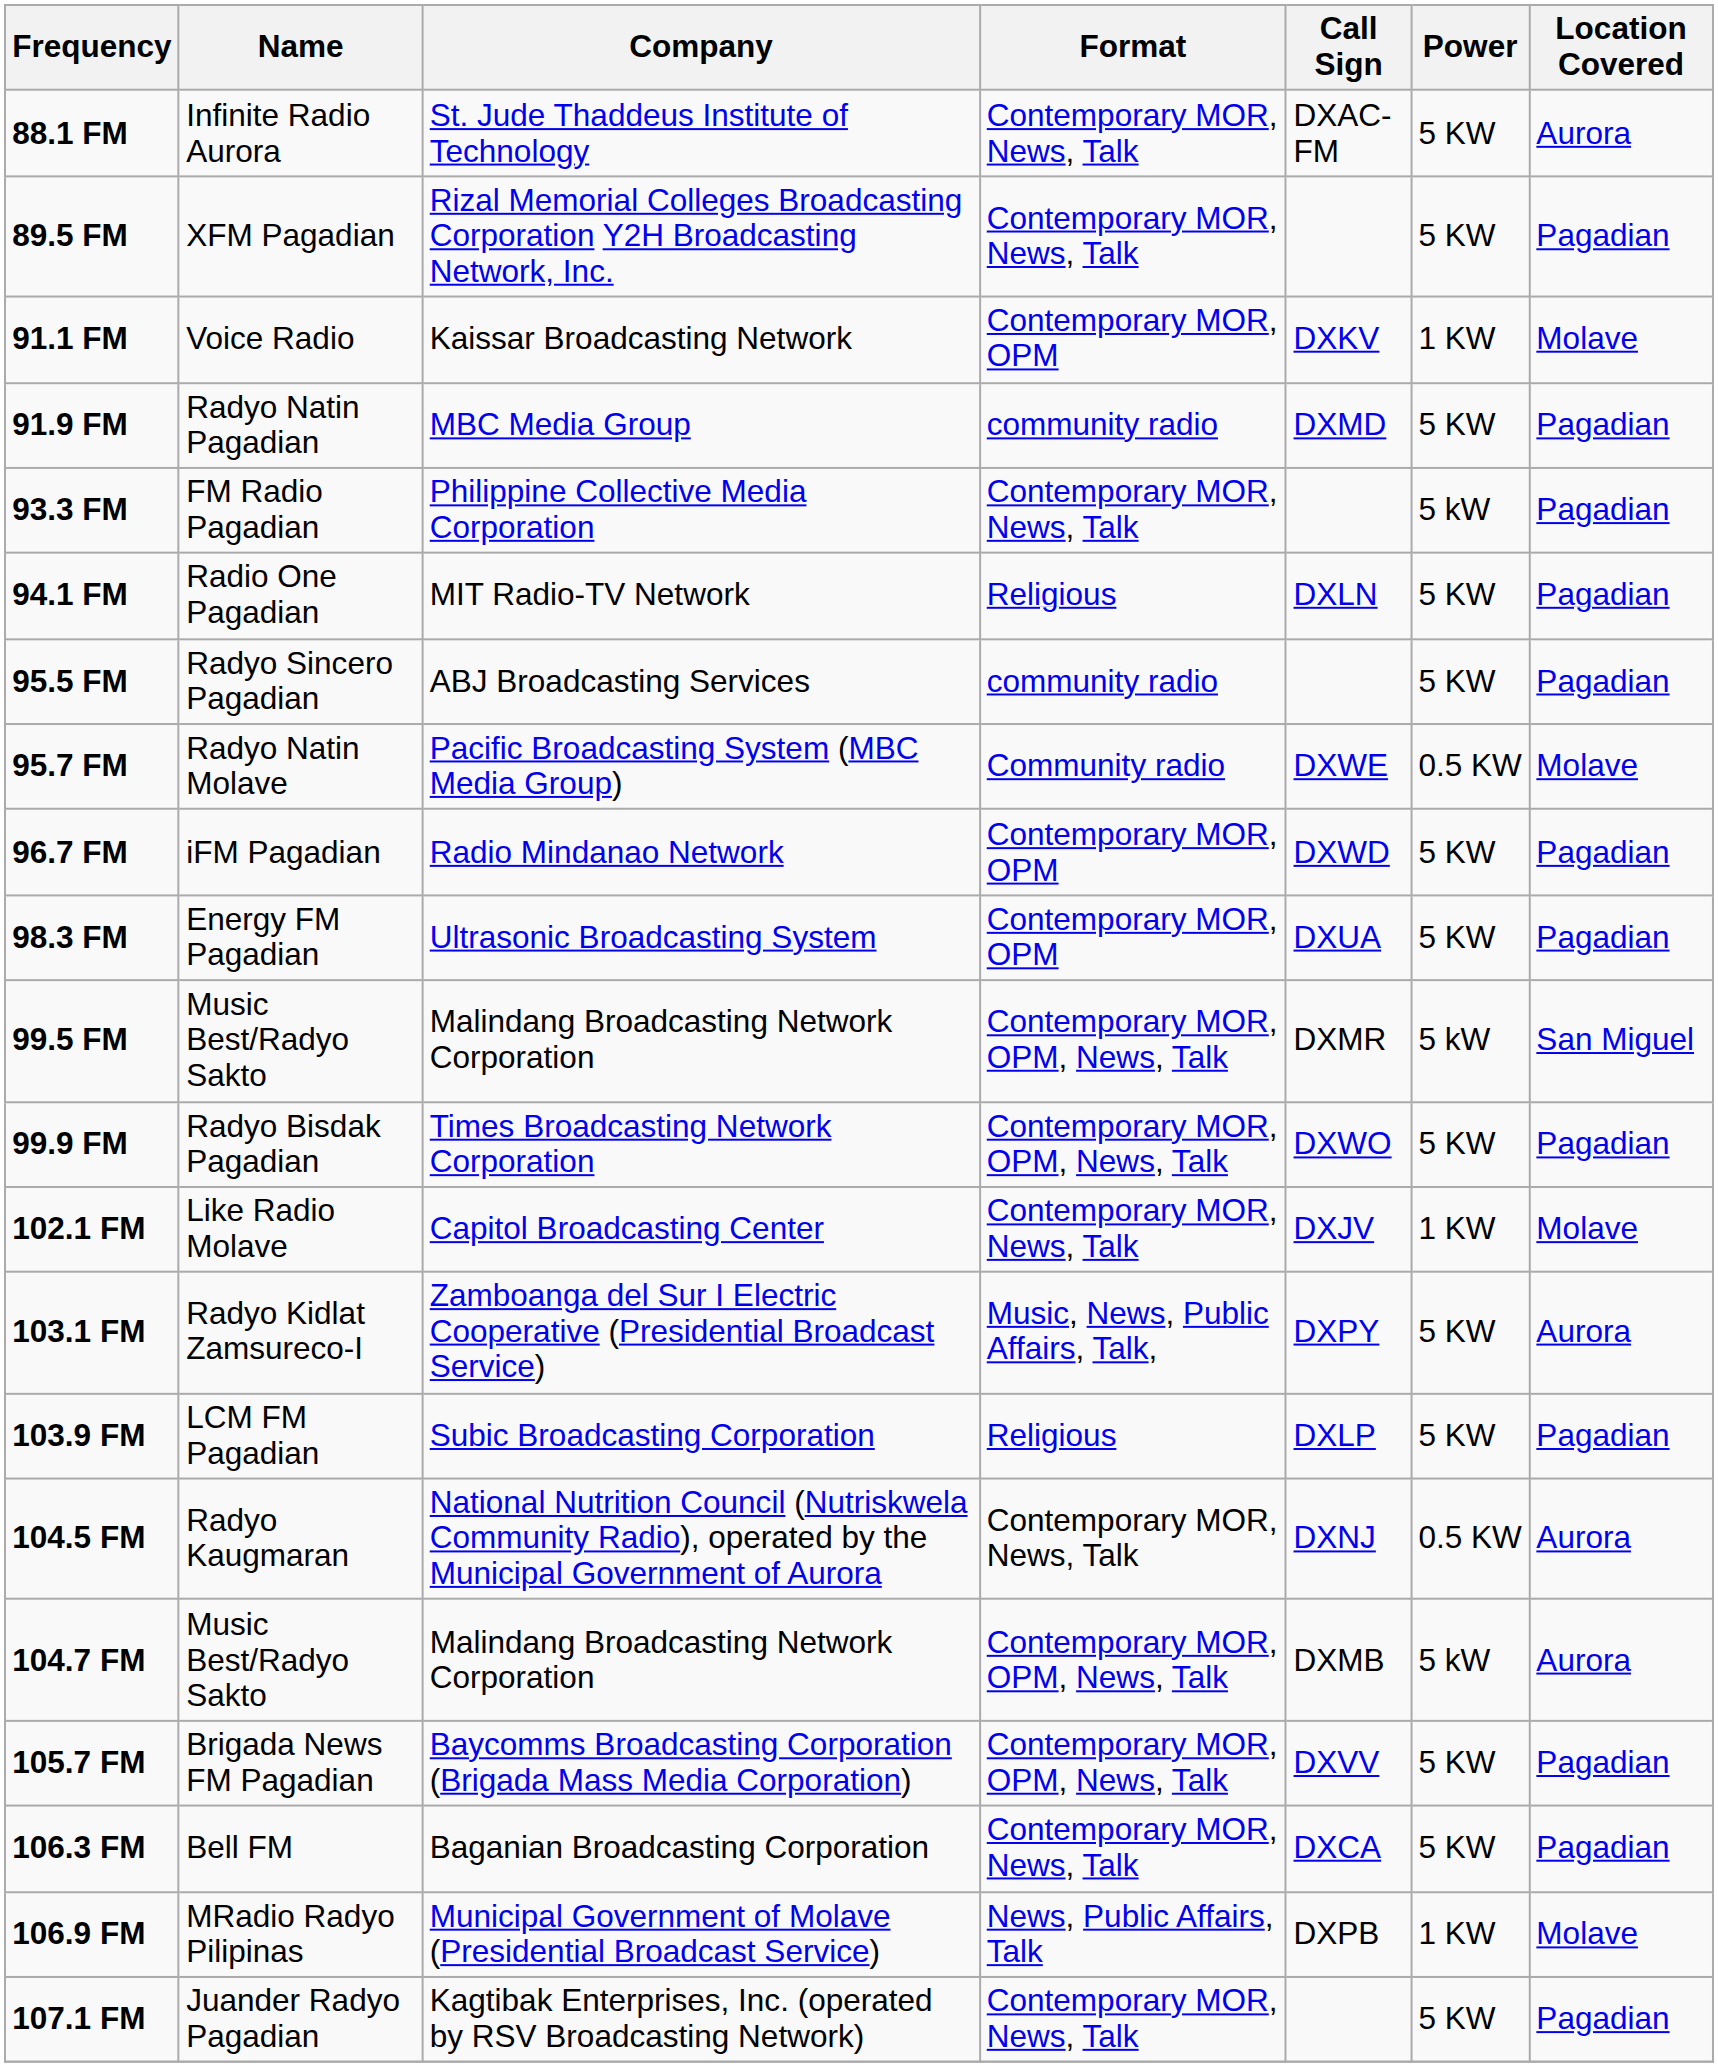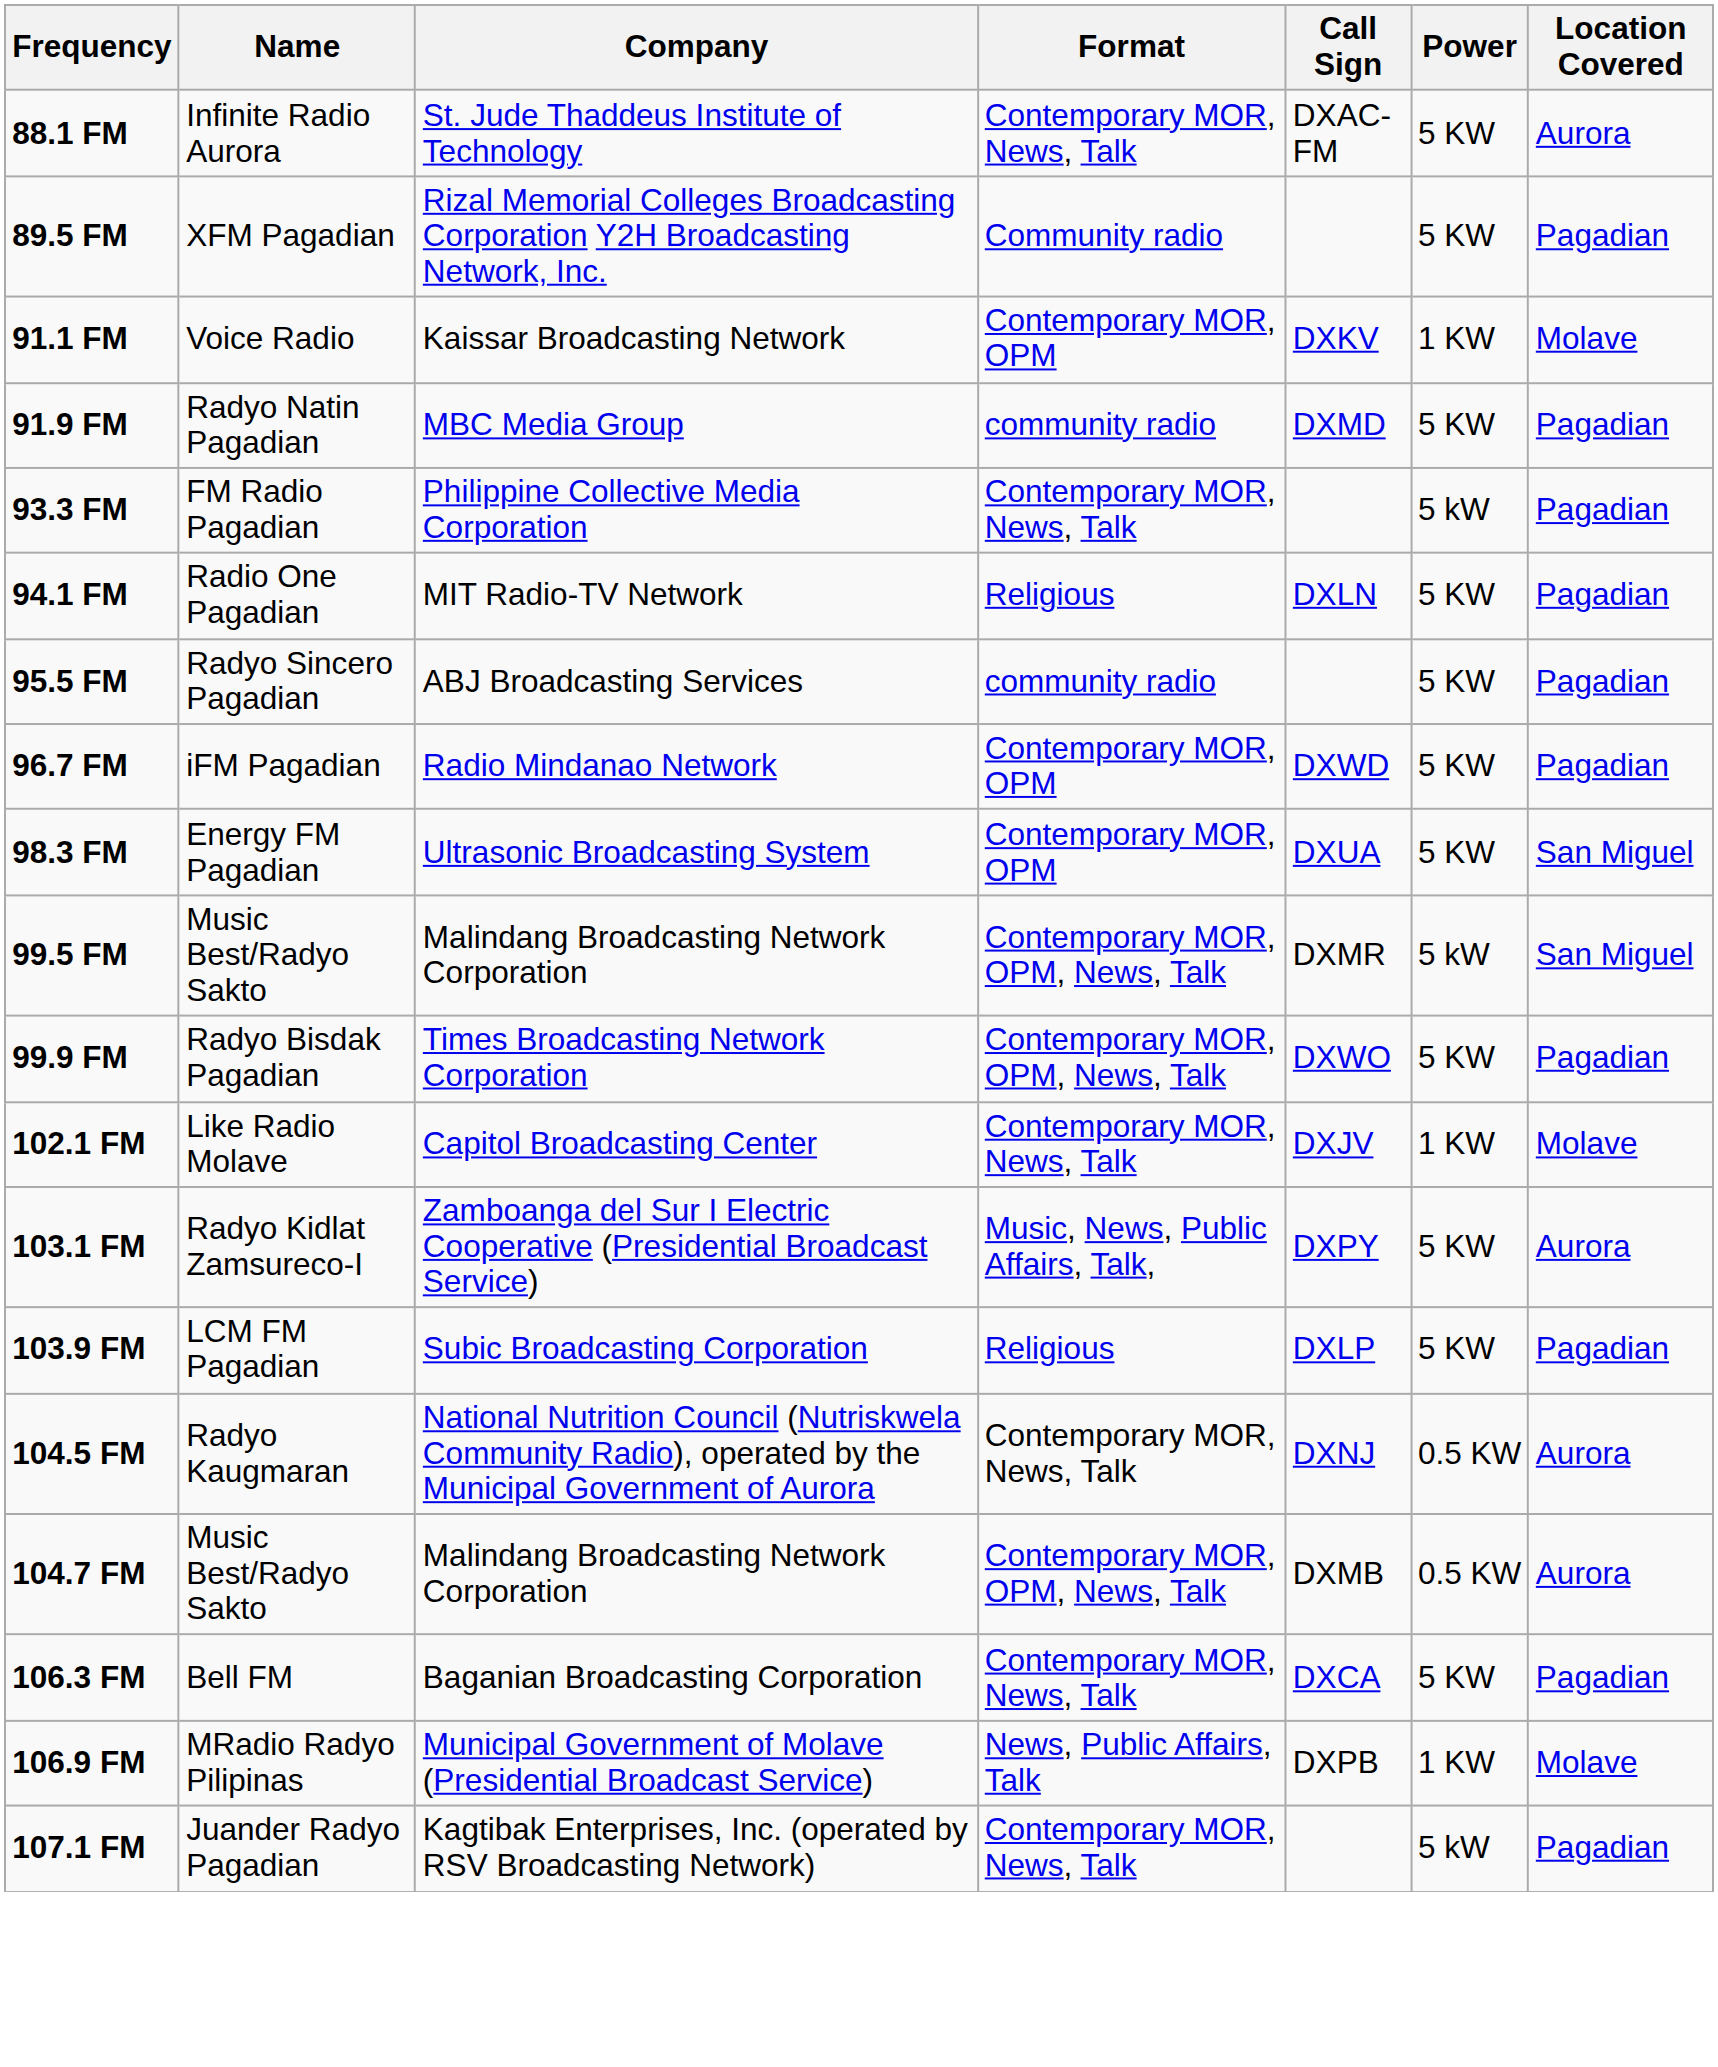(1132, 235) Contemporary MOR, News, Talk -> (1104, 235) Community radio
- row: (70, 766)
(1603, 937) Pagadian -> (1615, 851) San Miguel
(1454, 1659) 5 kW -> (1470, 1573) 0.5 KW
- row: (79, 1762)
(1457, 2018) 5 KW -> (1454, 1848) 5 kW
